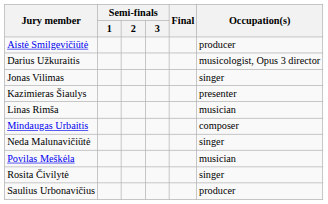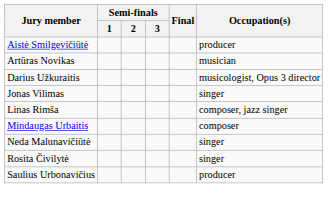+ row: (41, 61)
- row: (47, 93)
(218, 110) musician -> (243, 110) composer, jazz singer
- row: (41, 158)
